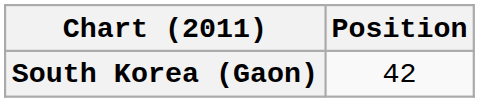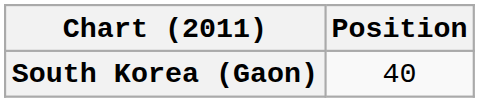(400, 74) 42 -> (400, 74) 40
